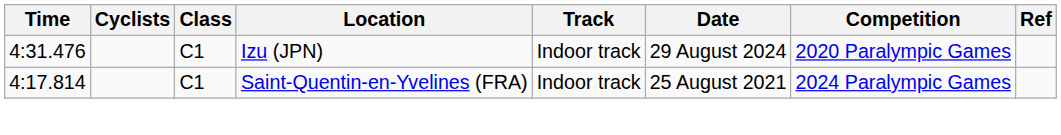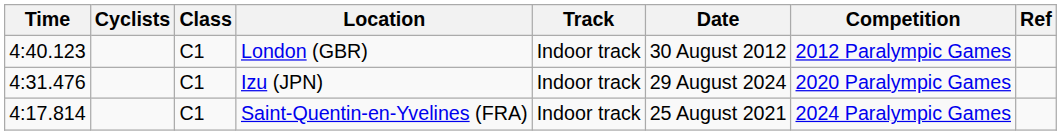+ row: (304, 51)
